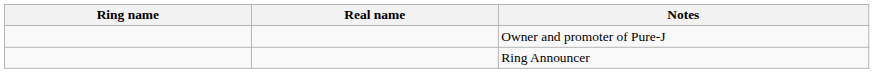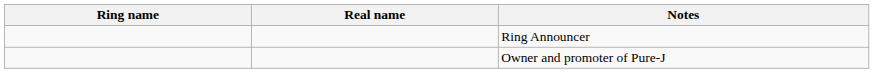rows swapped: (583, 36) <-> (545, 57)
